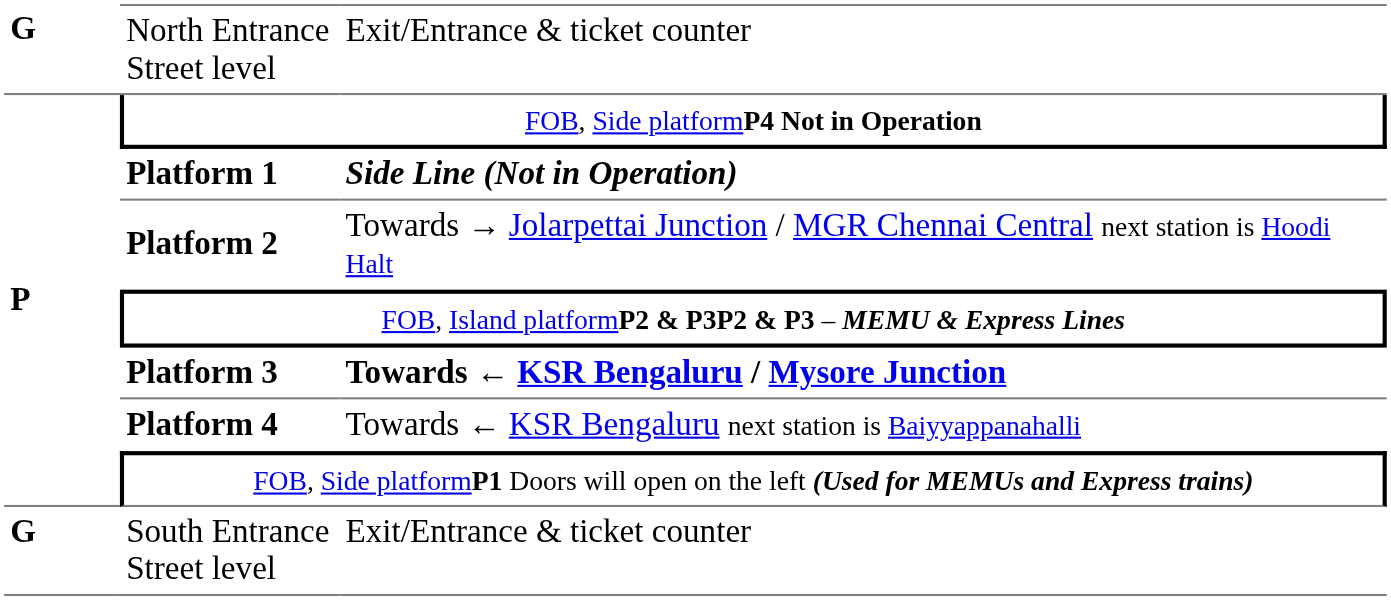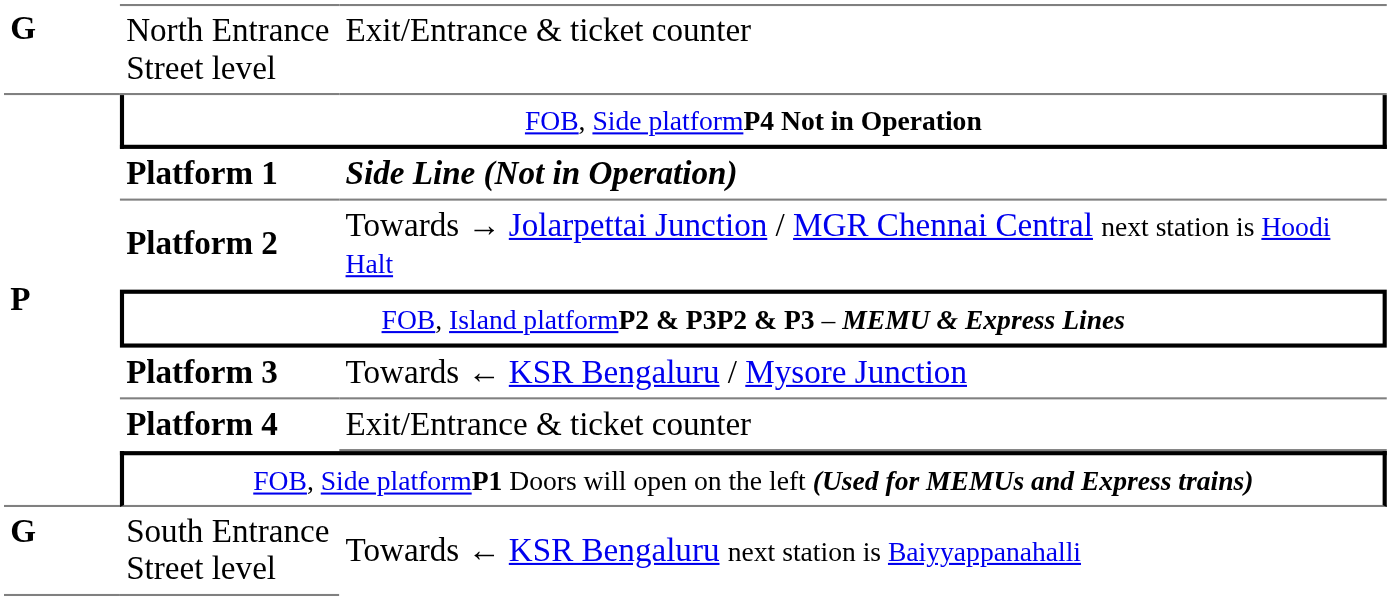(676, 371) bold -> (656, 371) normal
(713, 423) Towards ← KSR Bengaluru next station is Baiyyappanahalli -> (548, 423) Exit/Entrance & ticket counter
(548, 531) Exit/Entrance & ticket counter -> (713, 549) Towards ← KSR Bengaluru next station is Baiyyappanahalli
